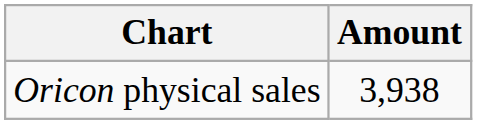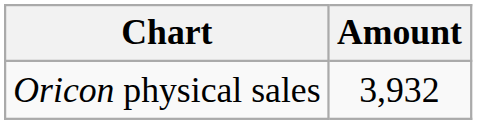(399, 89) 3,938 -> (399, 89) 3,932
